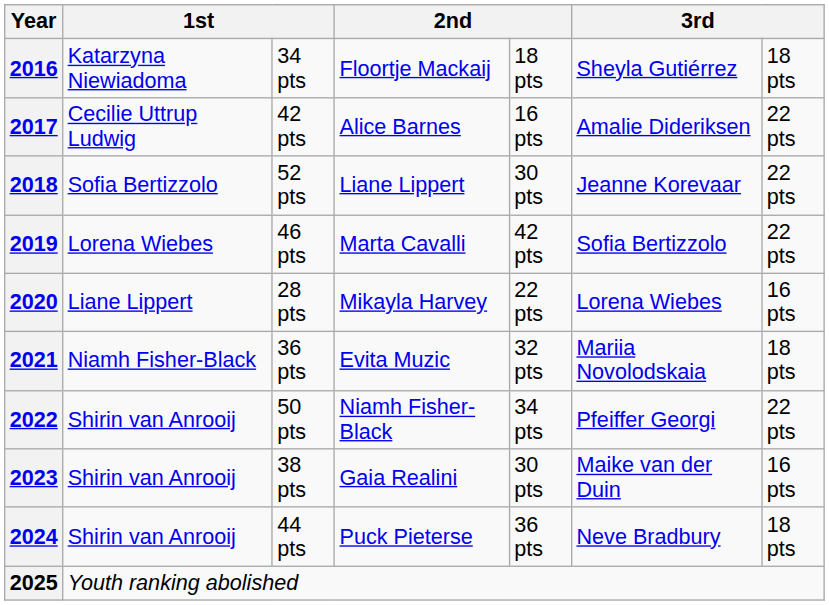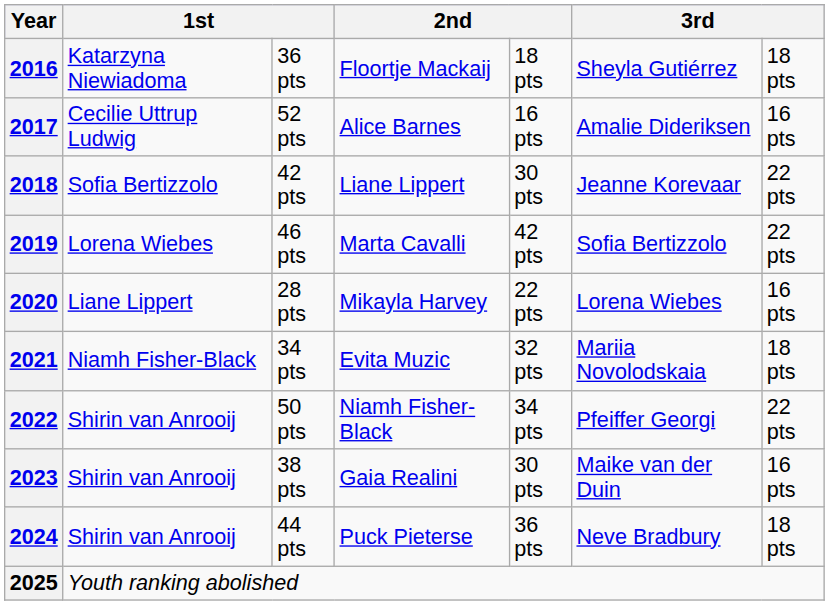(292, 68) 34 pts -> (292, 68) 36 pts
(292, 126) 42 pts -> (292, 126) 52 pts
(781, 126) 22 pts -> (781, 126) 16 pts
(292, 185) 52 pts -> (292, 185) 42 pts
(292, 360) 36 pts -> (292, 360) 34 pts
